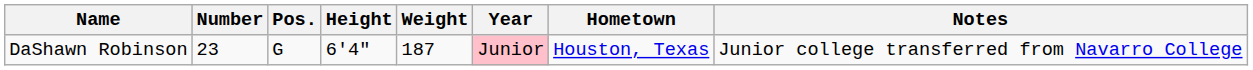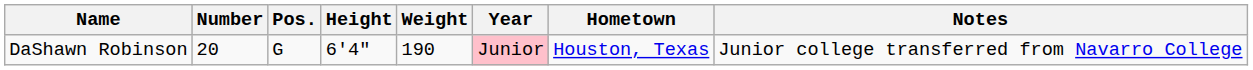(208, 50) 23 -> (208, 50) 20
(418, 50) 187 -> (418, 50) 190
